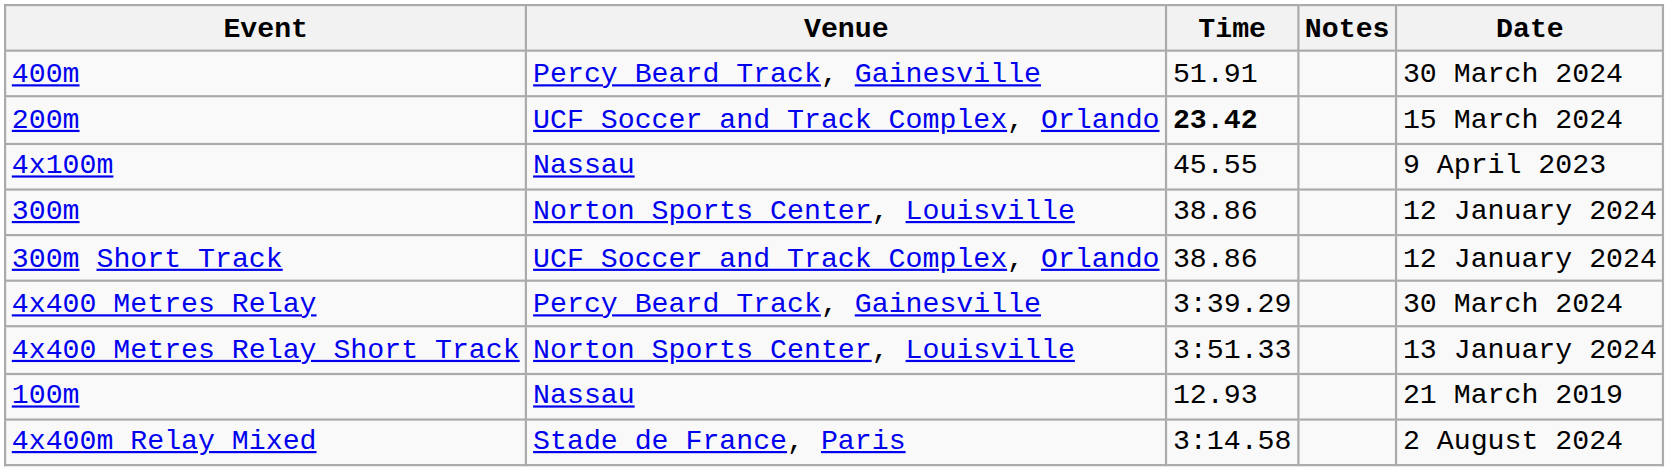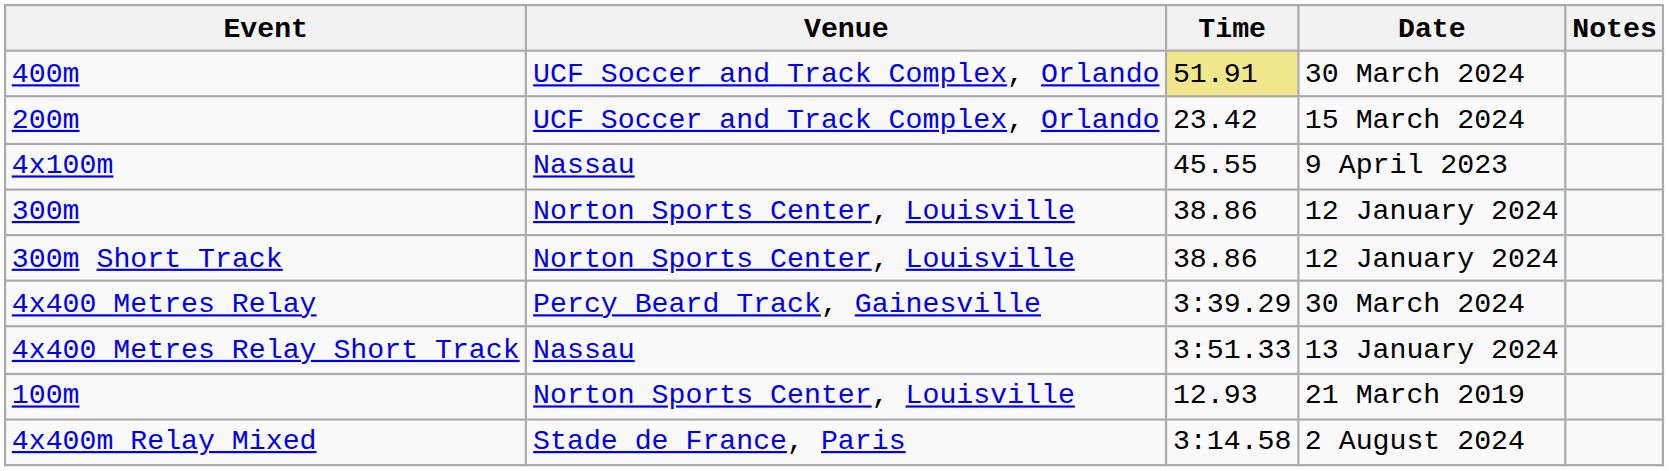columns swapped: (1530, 28) <-> (1347, 28)
(787, 74) Percy Beard Track, Gainesville -> (846, 74) UCF Soccer and Track Complex, Orlando
(1215, 74) no background -> (1215, 74) khaki background
(1215, 120) bold -> (1215, 120) normal
(846, 258) UCF Soccer and Track Complex, Orlando -> (804, 258) Norton Sports Center, Louisville
(804, 350) Norton Sports Center, Louisville -> (584, 350) Nassau
(584, 396) Nassau -> (804, 396) Norton Sports Center, Louisville
